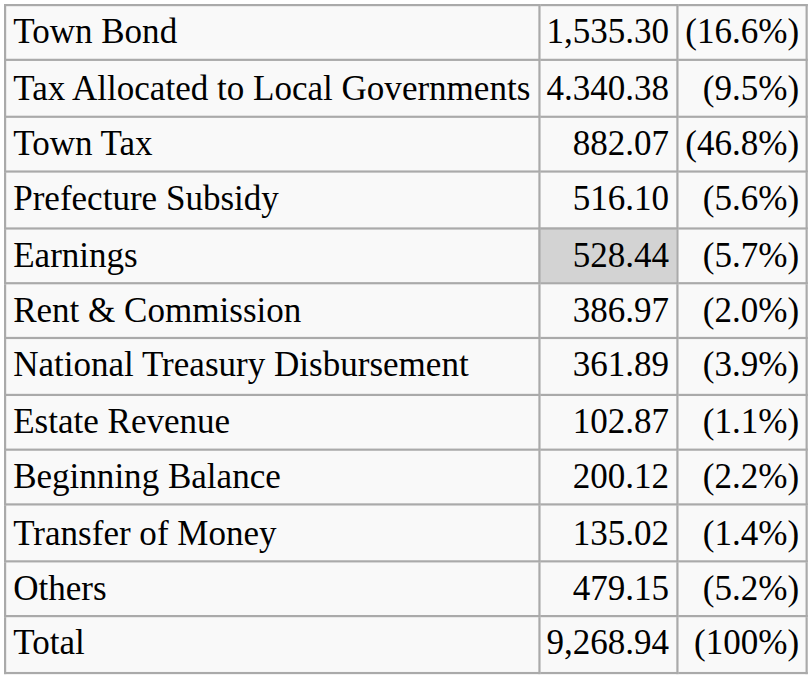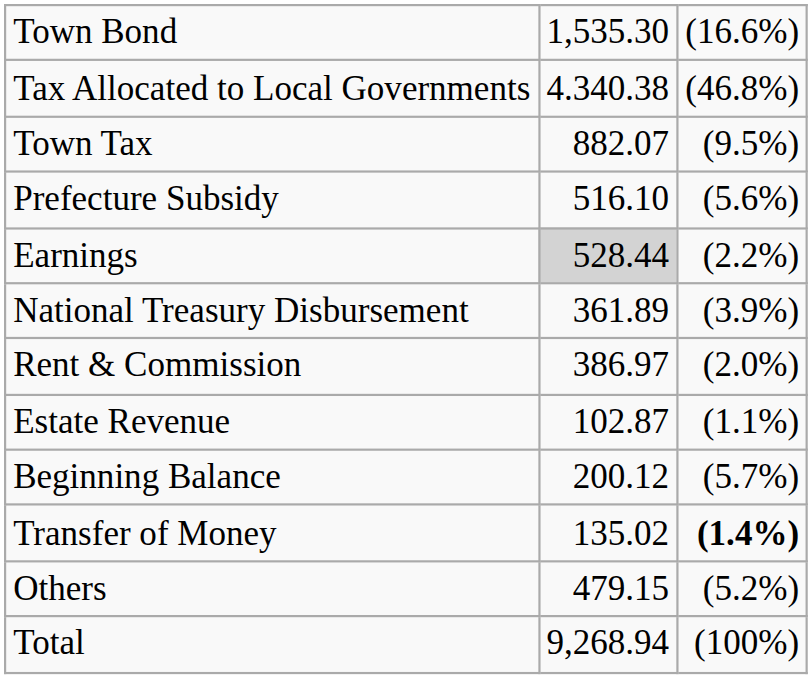(751, 87) (9.5%) -> (742, 87) (46.8%)
(742, 143) (46.8%) -> (751, 143) (9.5%)
(751, 254) (5.7%) -> (751, 254) (2.2%)
rows swapped: (241, 365) <-> (157, 310)
(751, 476) (2.2%) -> (751, 476) (5.7%)
(751, 532) normal -> (748, 532) bold
